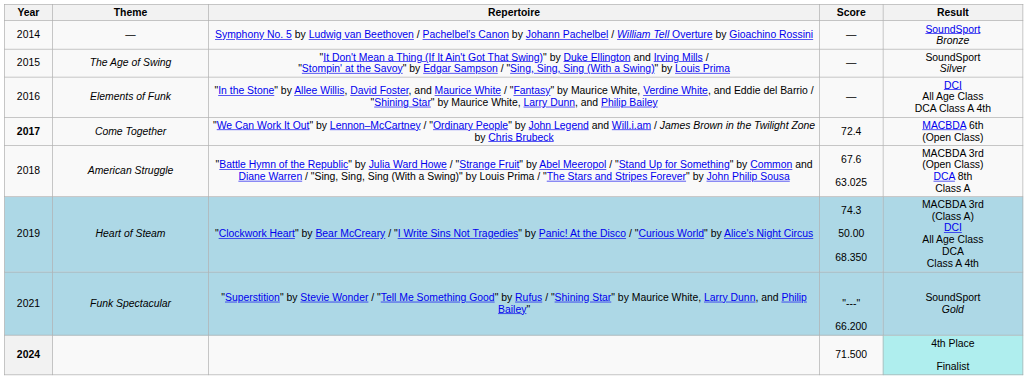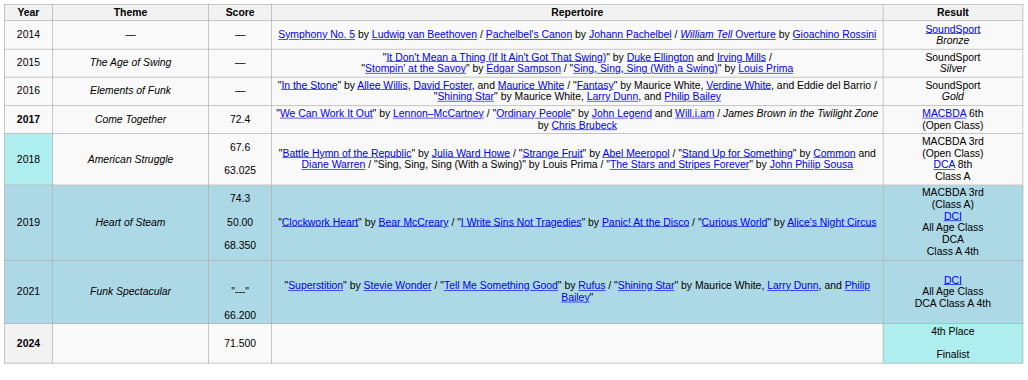columns swapped: (514, 12) <-> (851, 12)
(953, 97) DCI All Age Class DCA Class A 4th -> (953, 91) SoundSport Gold
(28, 171) no background -> (28, 159) paleturquoise background
(953, 303) SoundSport Gold -> (953, 292) DCI All Age Class DCA Class A 4th
